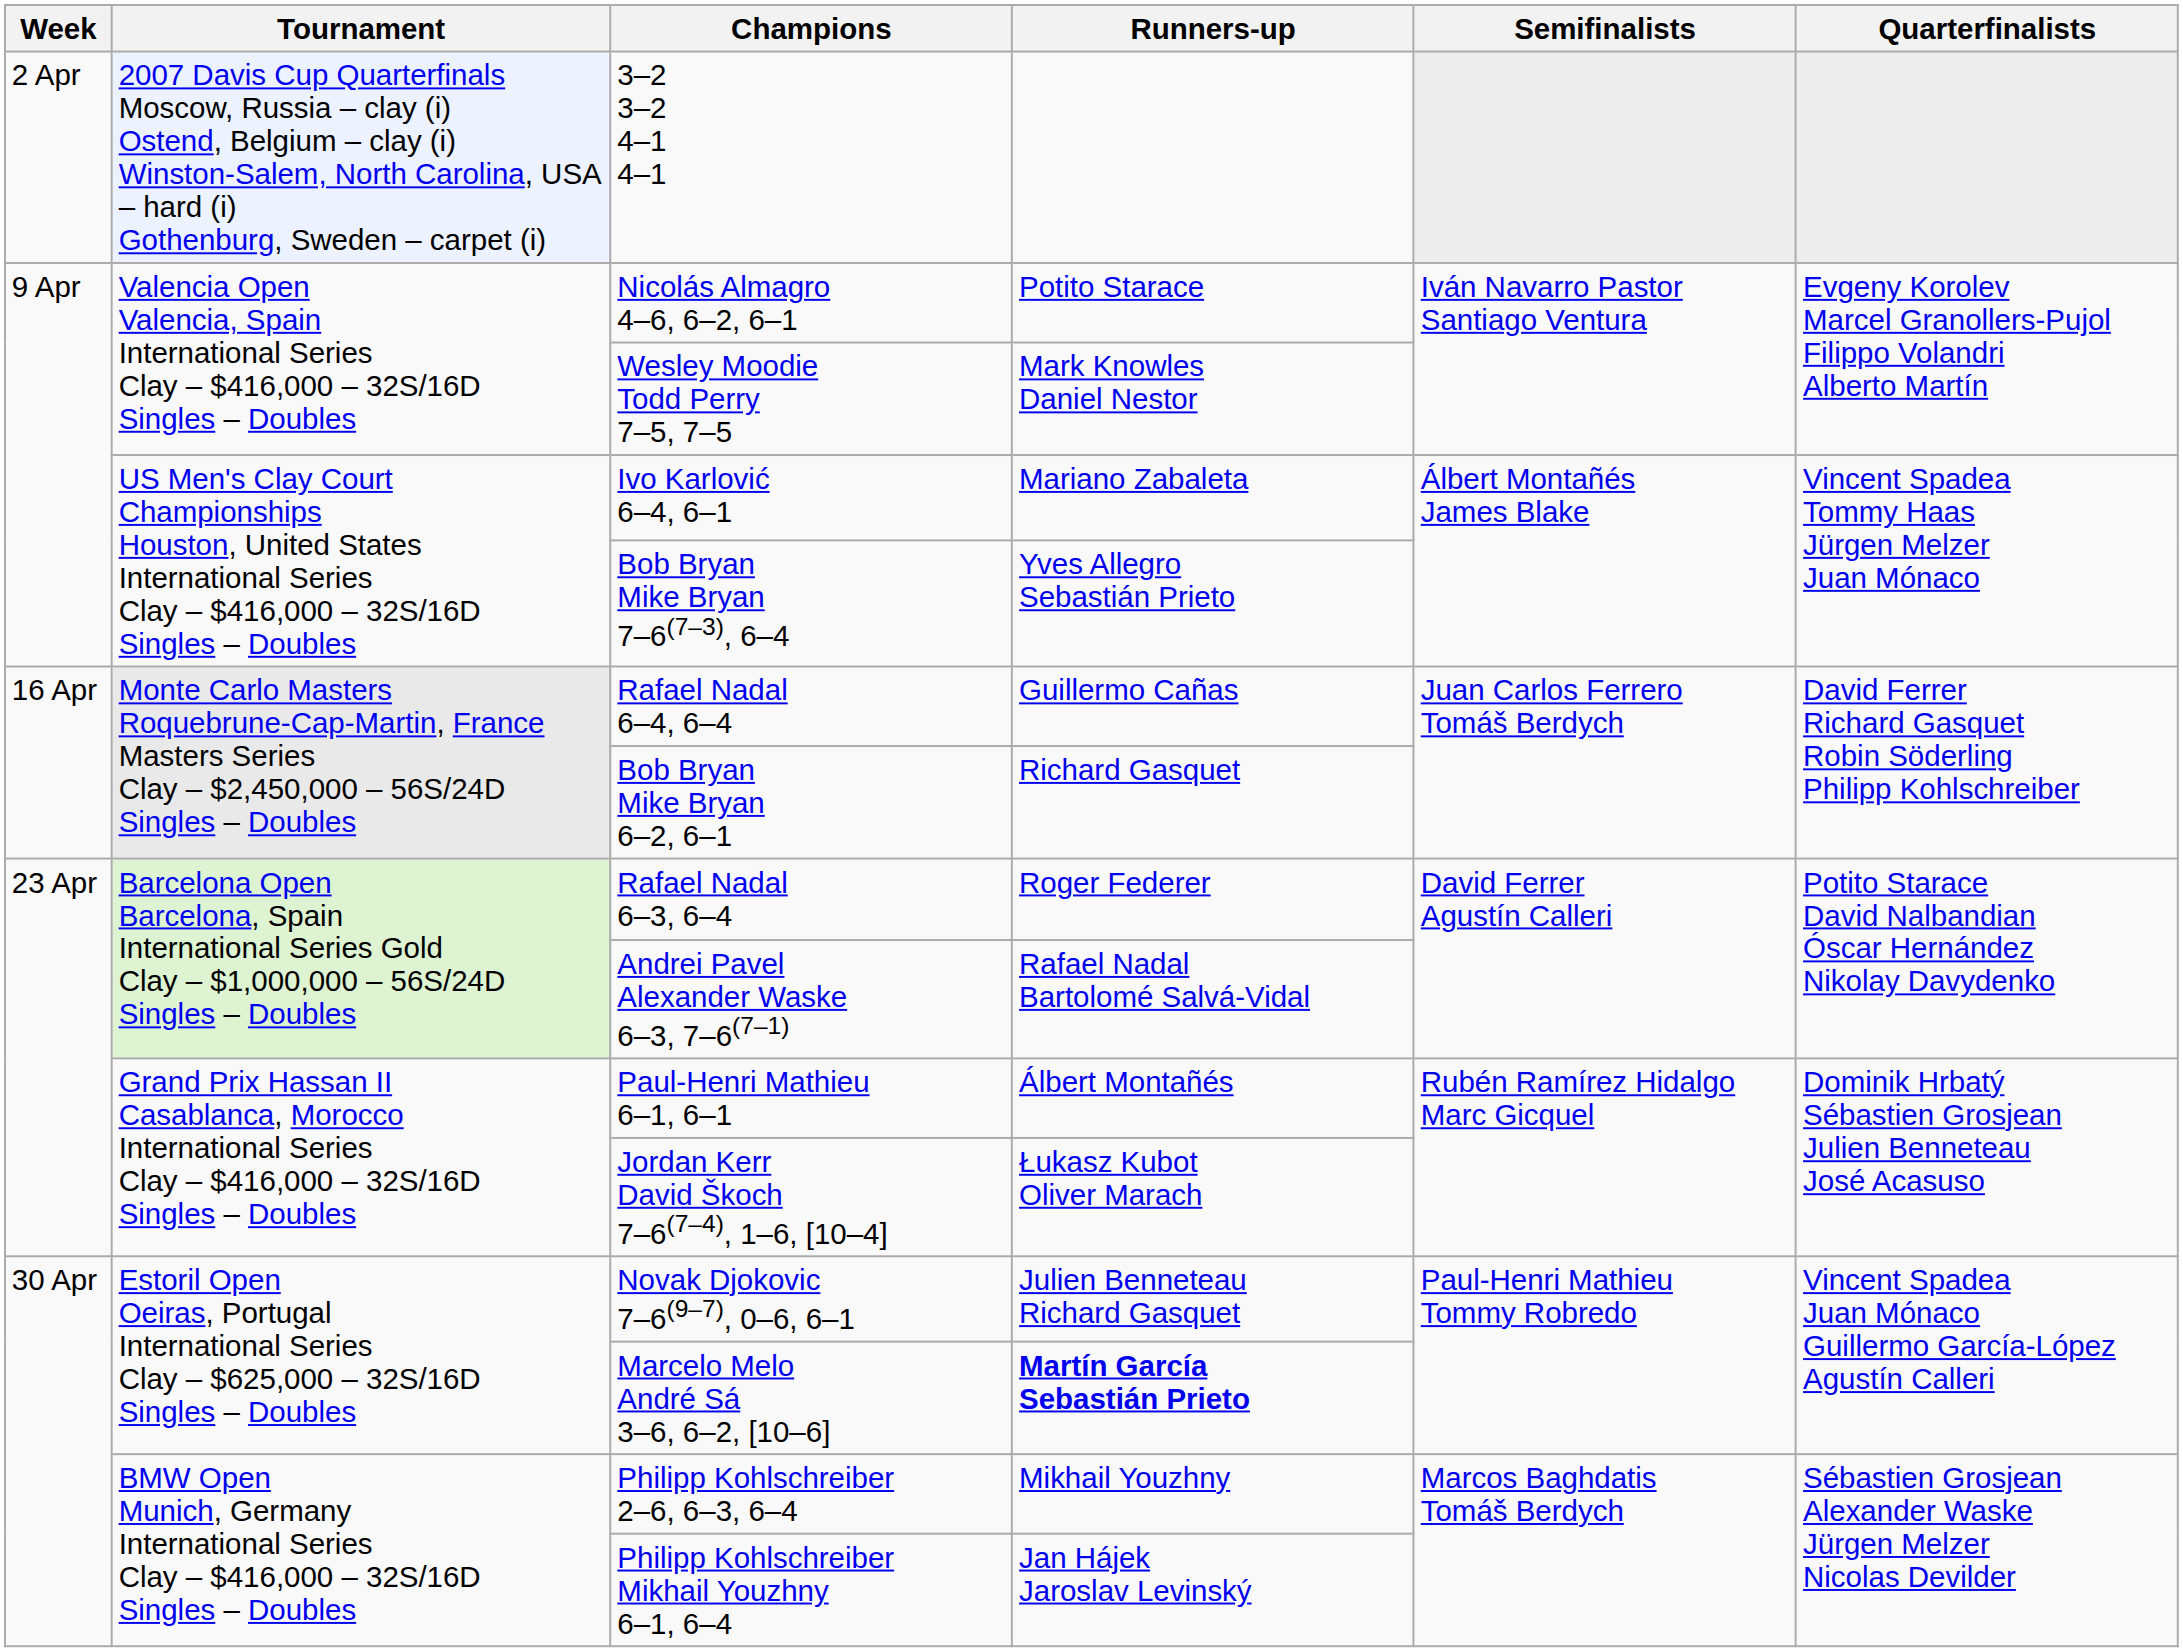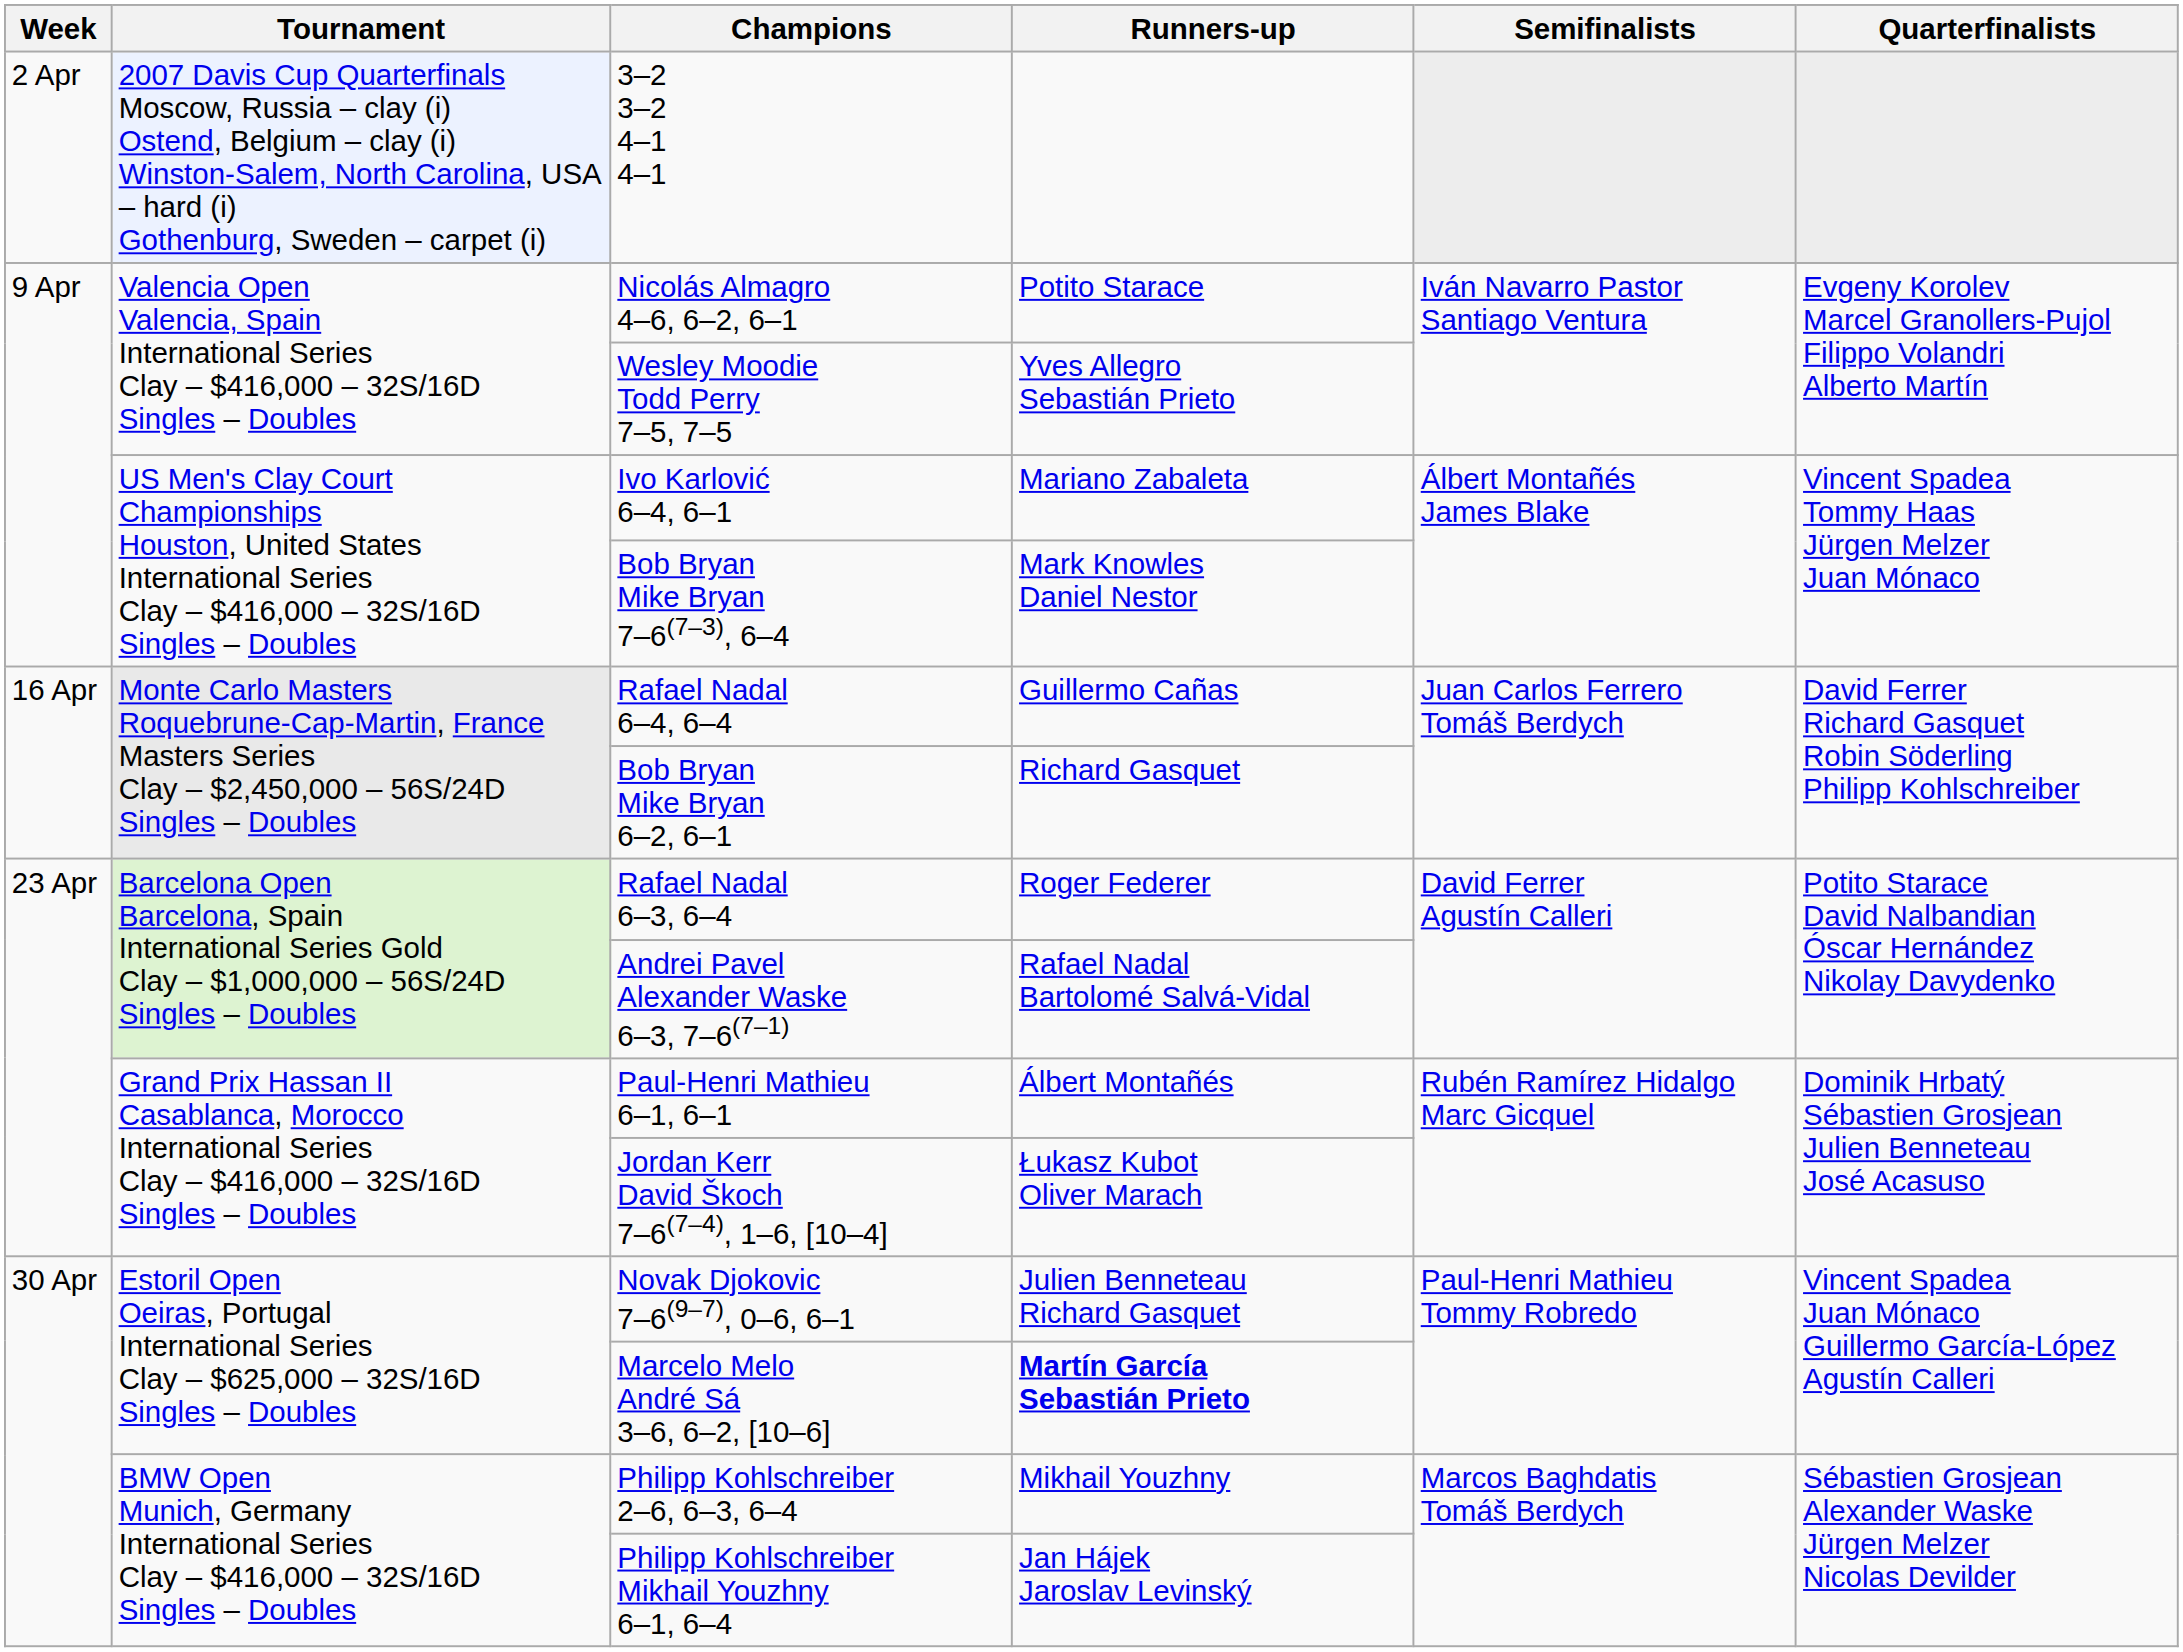(1112, 383) Mark Knowles Daniel Nestor -> (1127, 383) Yves Allegro Sebastián Prieto
(1127, 581) Yves Allegro Sebastián Prieto -> (1112, 581) Mark Knowles Daniel Nestor
